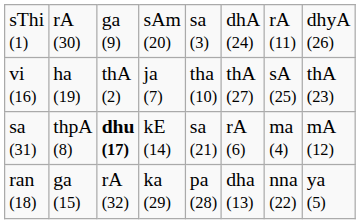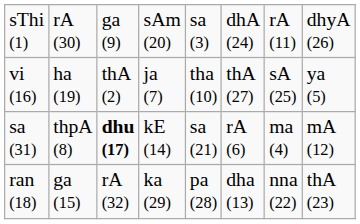(321, 84) thA (23) -> (316, 84) ya (5)
(316, 191) ya (5) -> (321, 191) thA (23)
